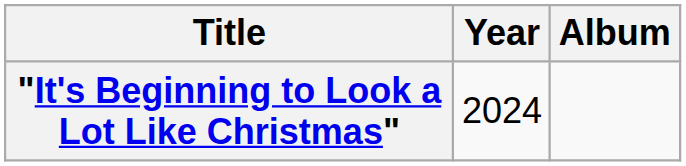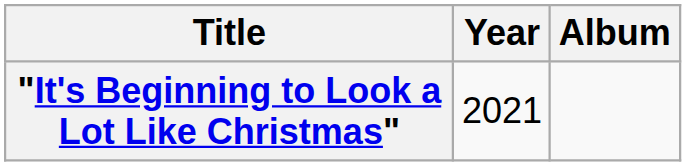(502, 110) 2024 -> (502, 110) 2021
